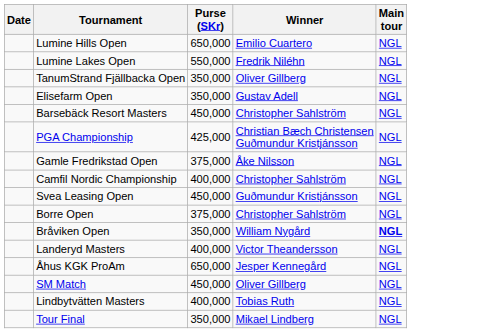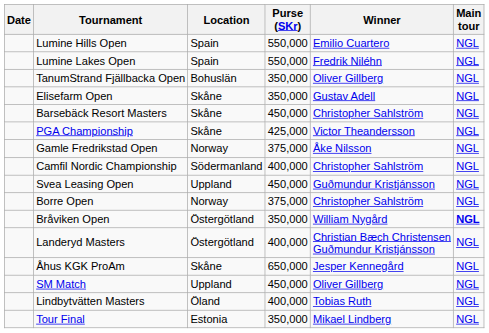+ column: (226, 20)
(210, 43) 650,000 -> (288, 43) 550,000
(305, 137) Christian Bæch Christensen Guðmundur Kristjánsson -> (364, 131) Victor Theandersson
(287, 249) Victor Theandersson -> (382, 243) Christian Bæch Christensen Guðmundur Kristjánsson
